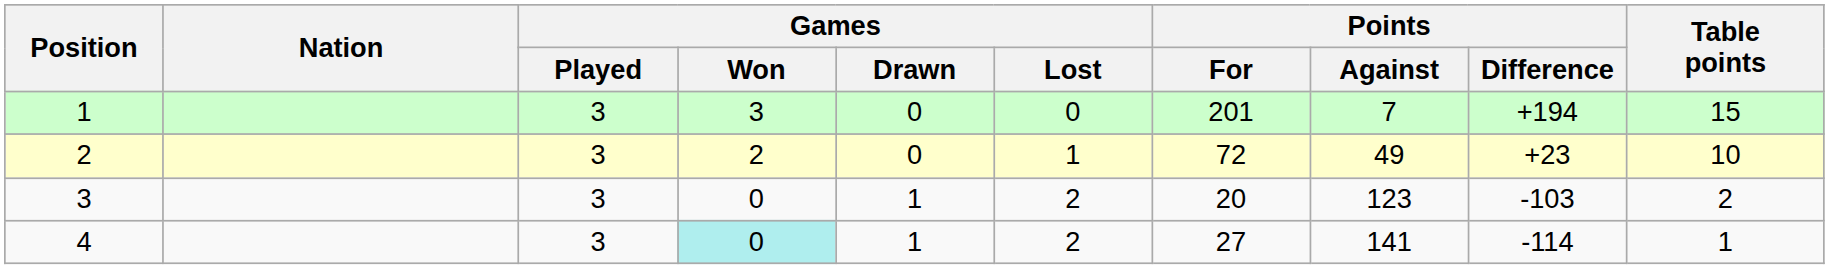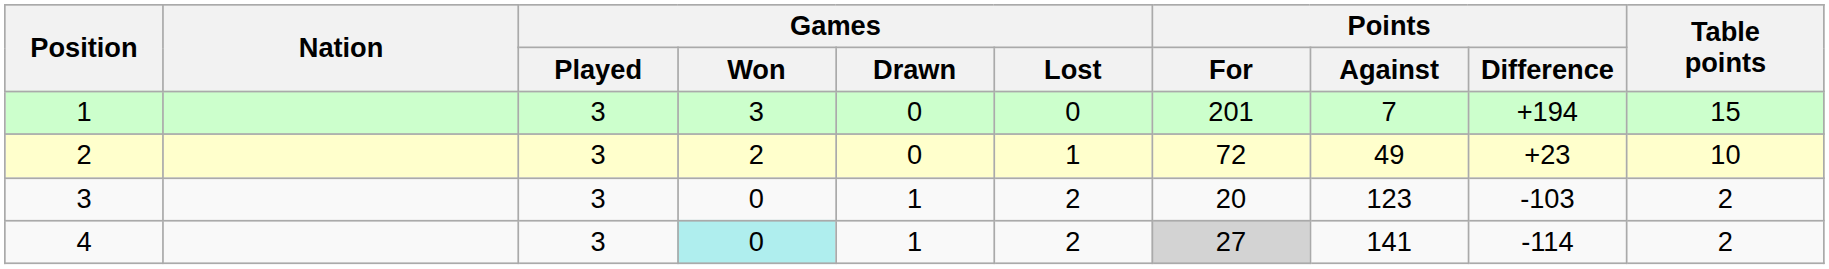(1231, 241) no background -> (1231, 241) lightgrey background
(1725, 241) 1 -> (1725, 241) 2
